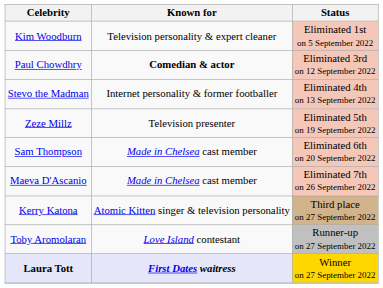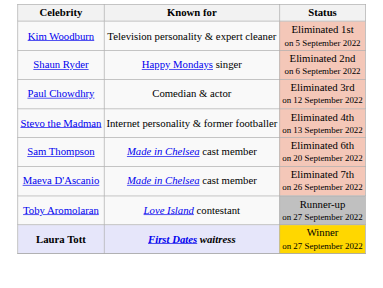+ row: (61, 65)
(192, 65) bold -> (192, 94) normal
- row: (48, 123)
- row: (48, 210)
